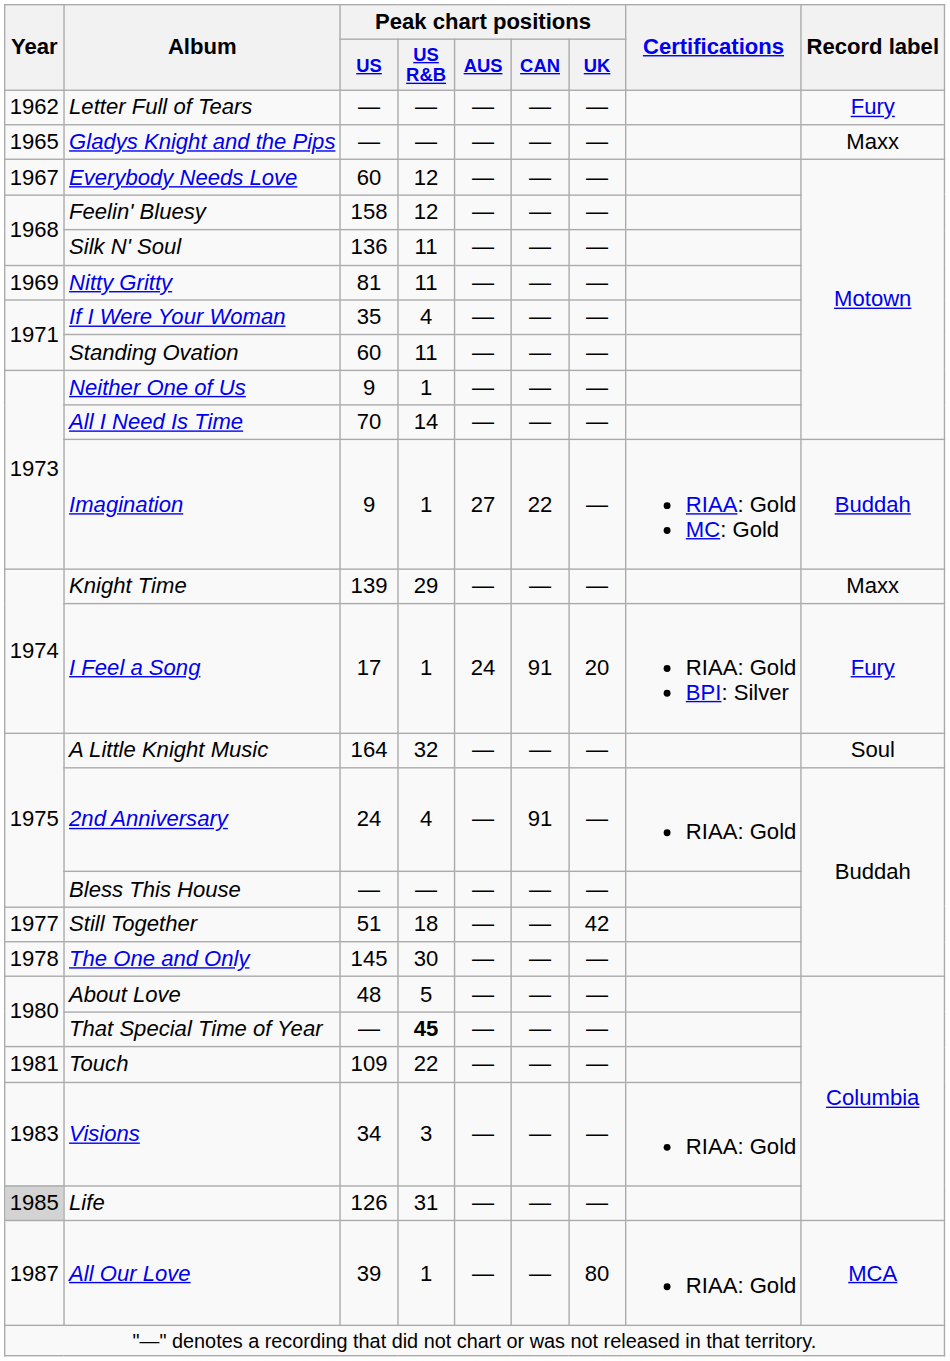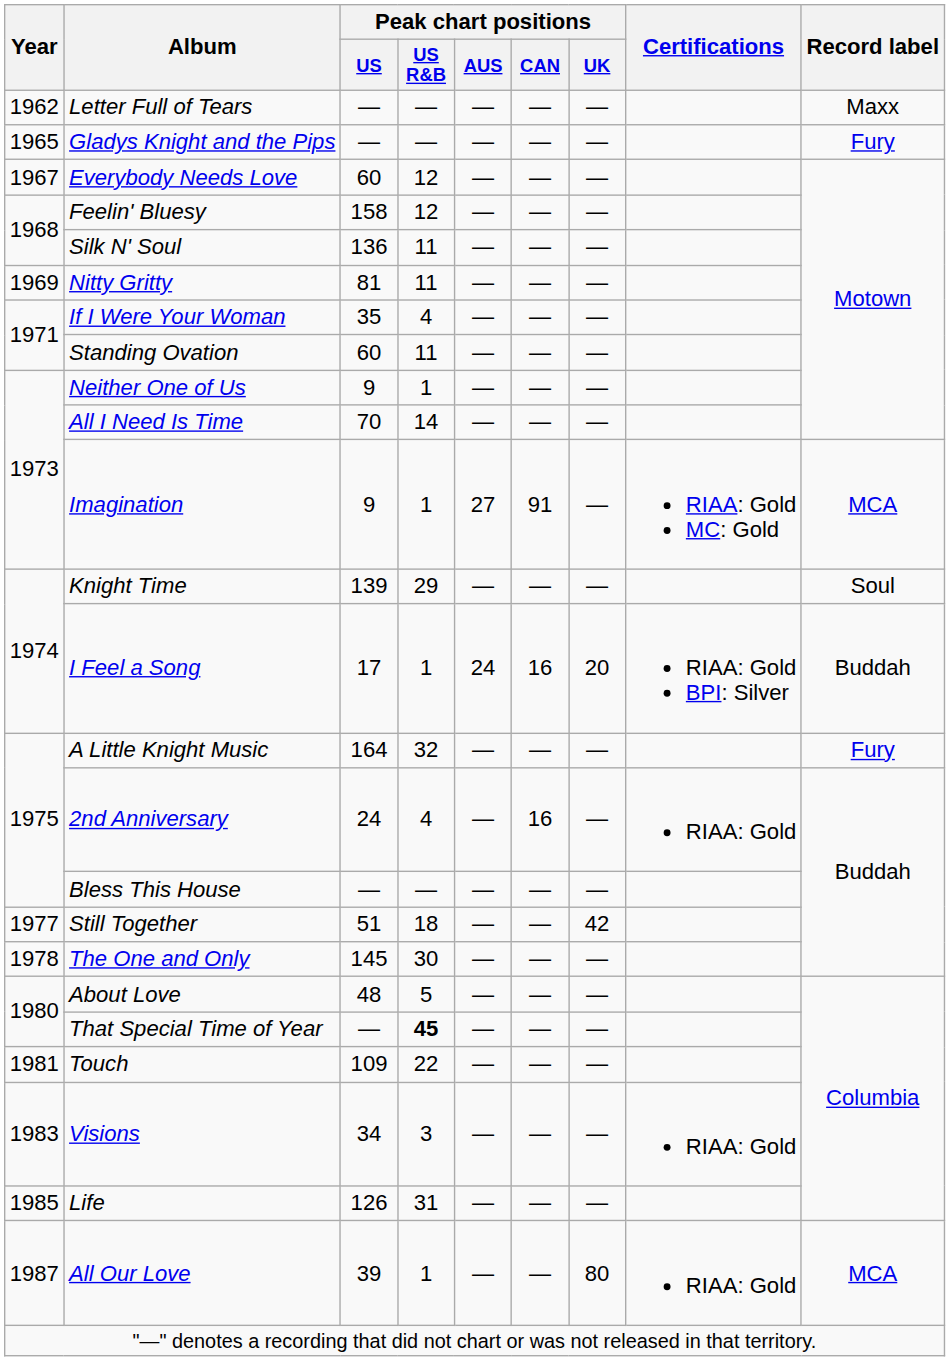(873, 107) Fury -> (873, 107) Maxx
(873, 142) Maxx -> (873, 142) Fury
(540, 504) 22 -> (540, 504) 91
(873, 504) Buddah -> (873, 504) MCA
(873, 586) Maxx -> (873, 586) Soul
(540, 668) 91 -> (540, 668) 16
(873, 668) Fury -> (873, 668) Buddah
(873, 750) Soul -> (873, 750) Fury
(540, 819) 91 -> (540, 819) 16
(34, 1203) lightgrey background -> (34, 1203) no background
